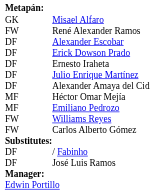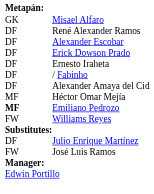(12, 30) FW -> (11, 30) DF
rows swapped: (95, 74) <-> (70, 152)
(12, 108) normal -> (12, 108) bold
- row: (94, 130)
(11, 163) DF -> (12, 152) FW
